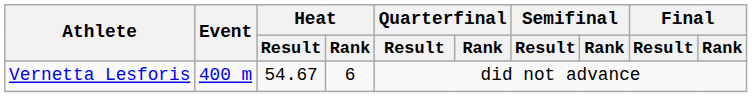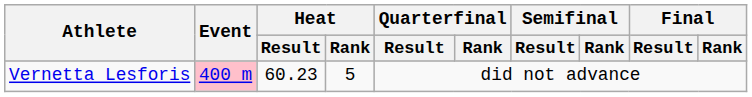(226, 76) no background -> (226, 76) pink background
(291, 76) 54.67 -> (291, 76) 60.23
(350, 76) 6 -> (350, 76) 5
